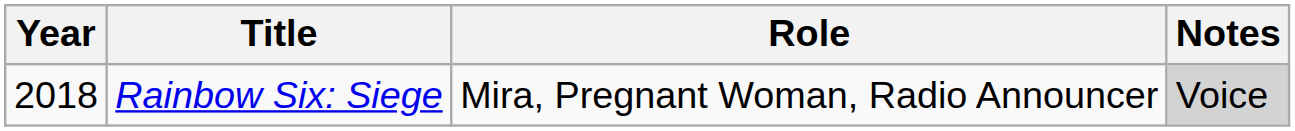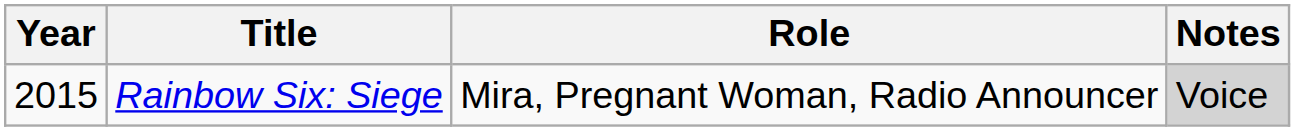(56, 94) 2018 -> (56, 94) 2015
